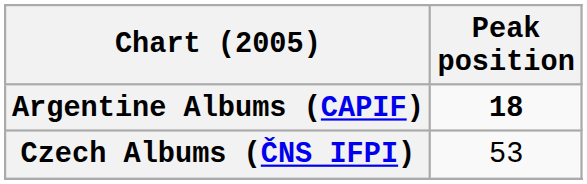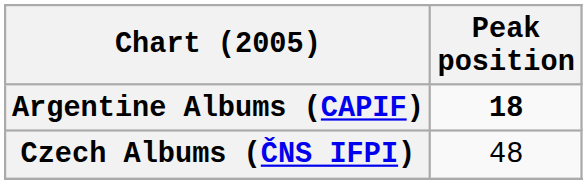(506, 155) 53 -> (506, 155) 48
